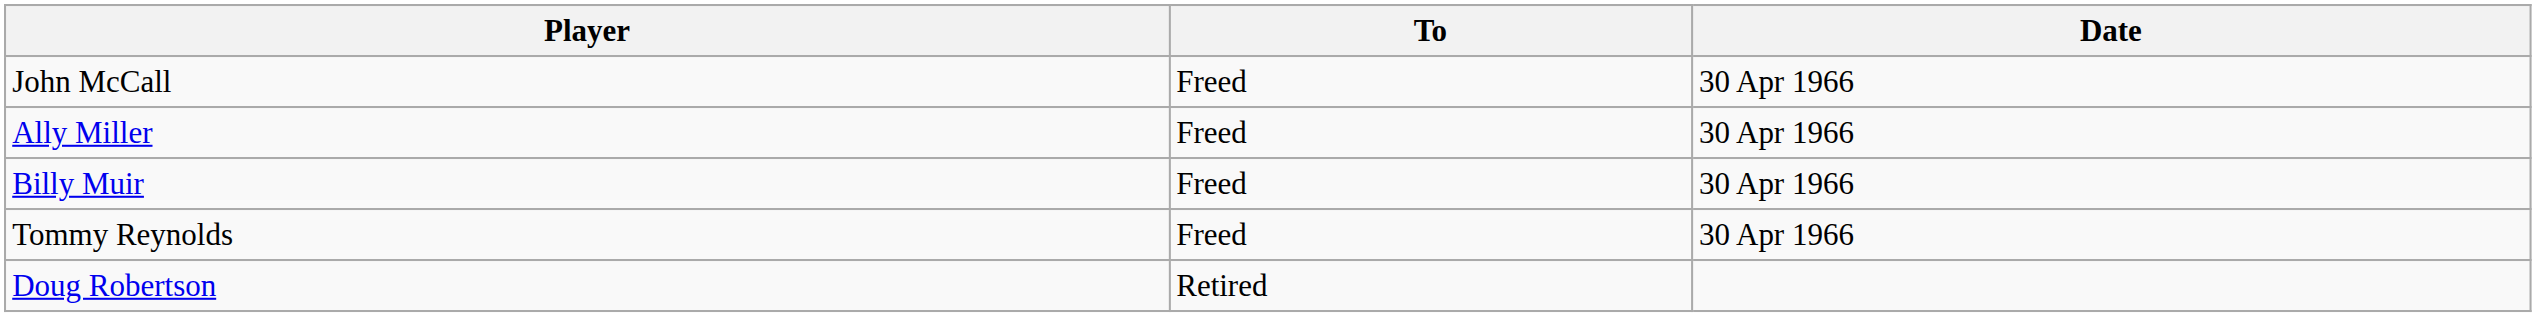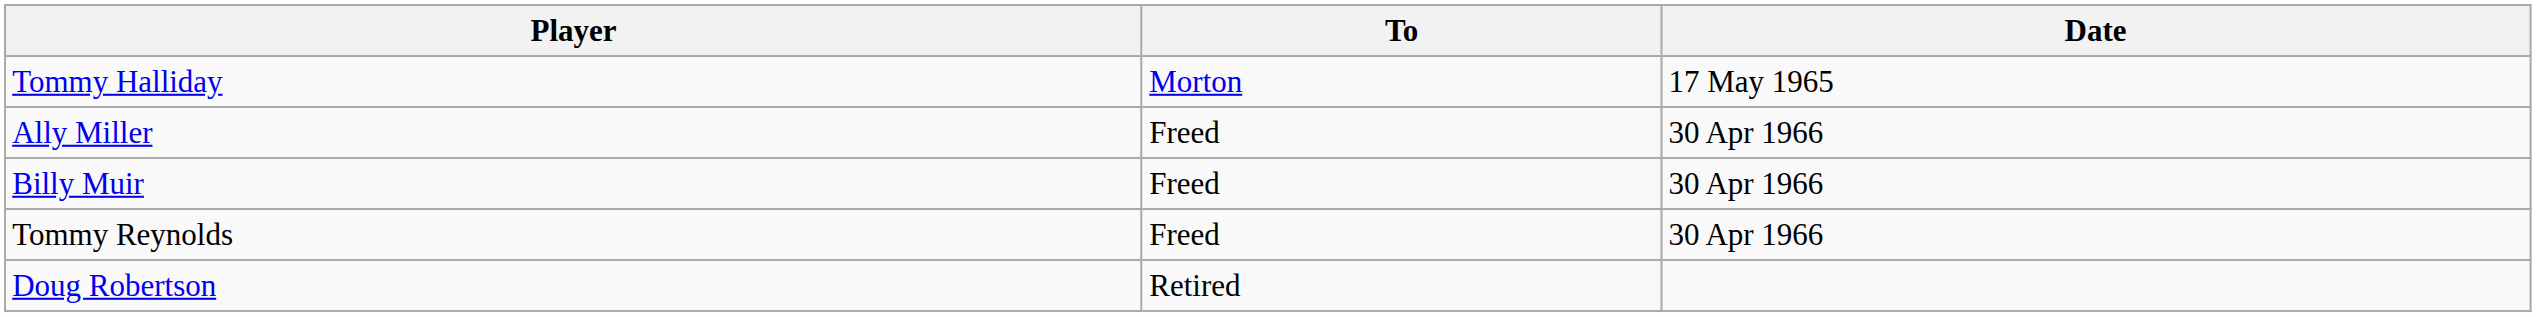+ row: (117, 81)
- row: (92, 81)
